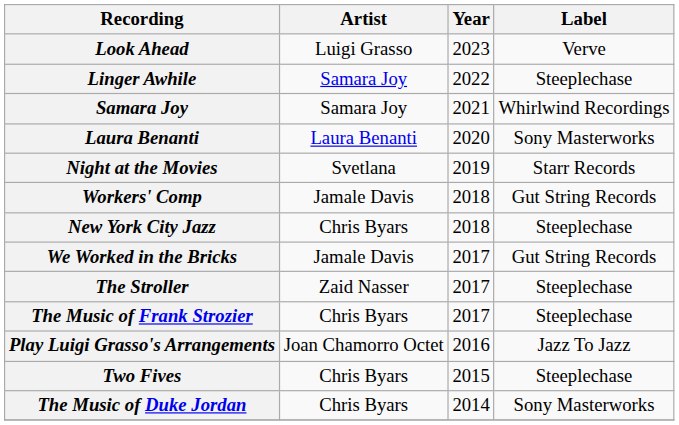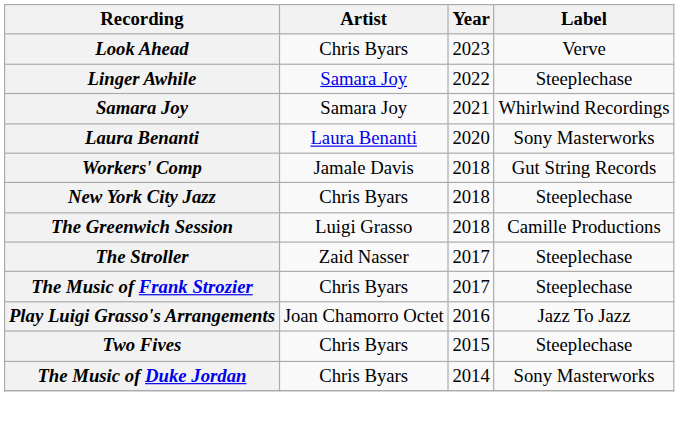(364, 49) Luigi Grasso -> (364, 49) Chris Byars
- row: (142, 167)
+ row: (142, 227)
- row: (142, 256)
